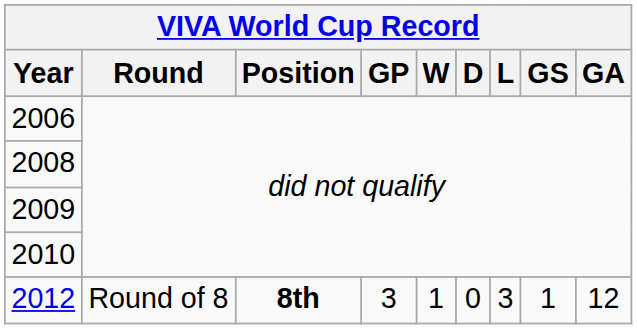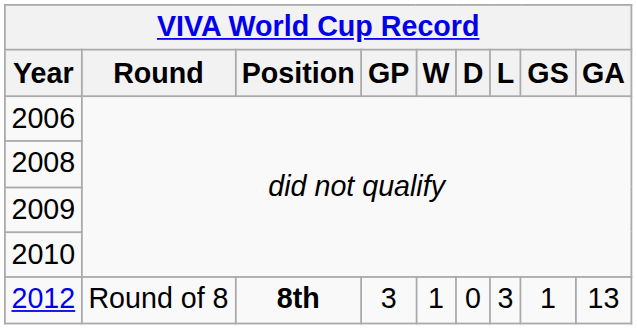(603, 299) 12 -> (603, 299) 13
